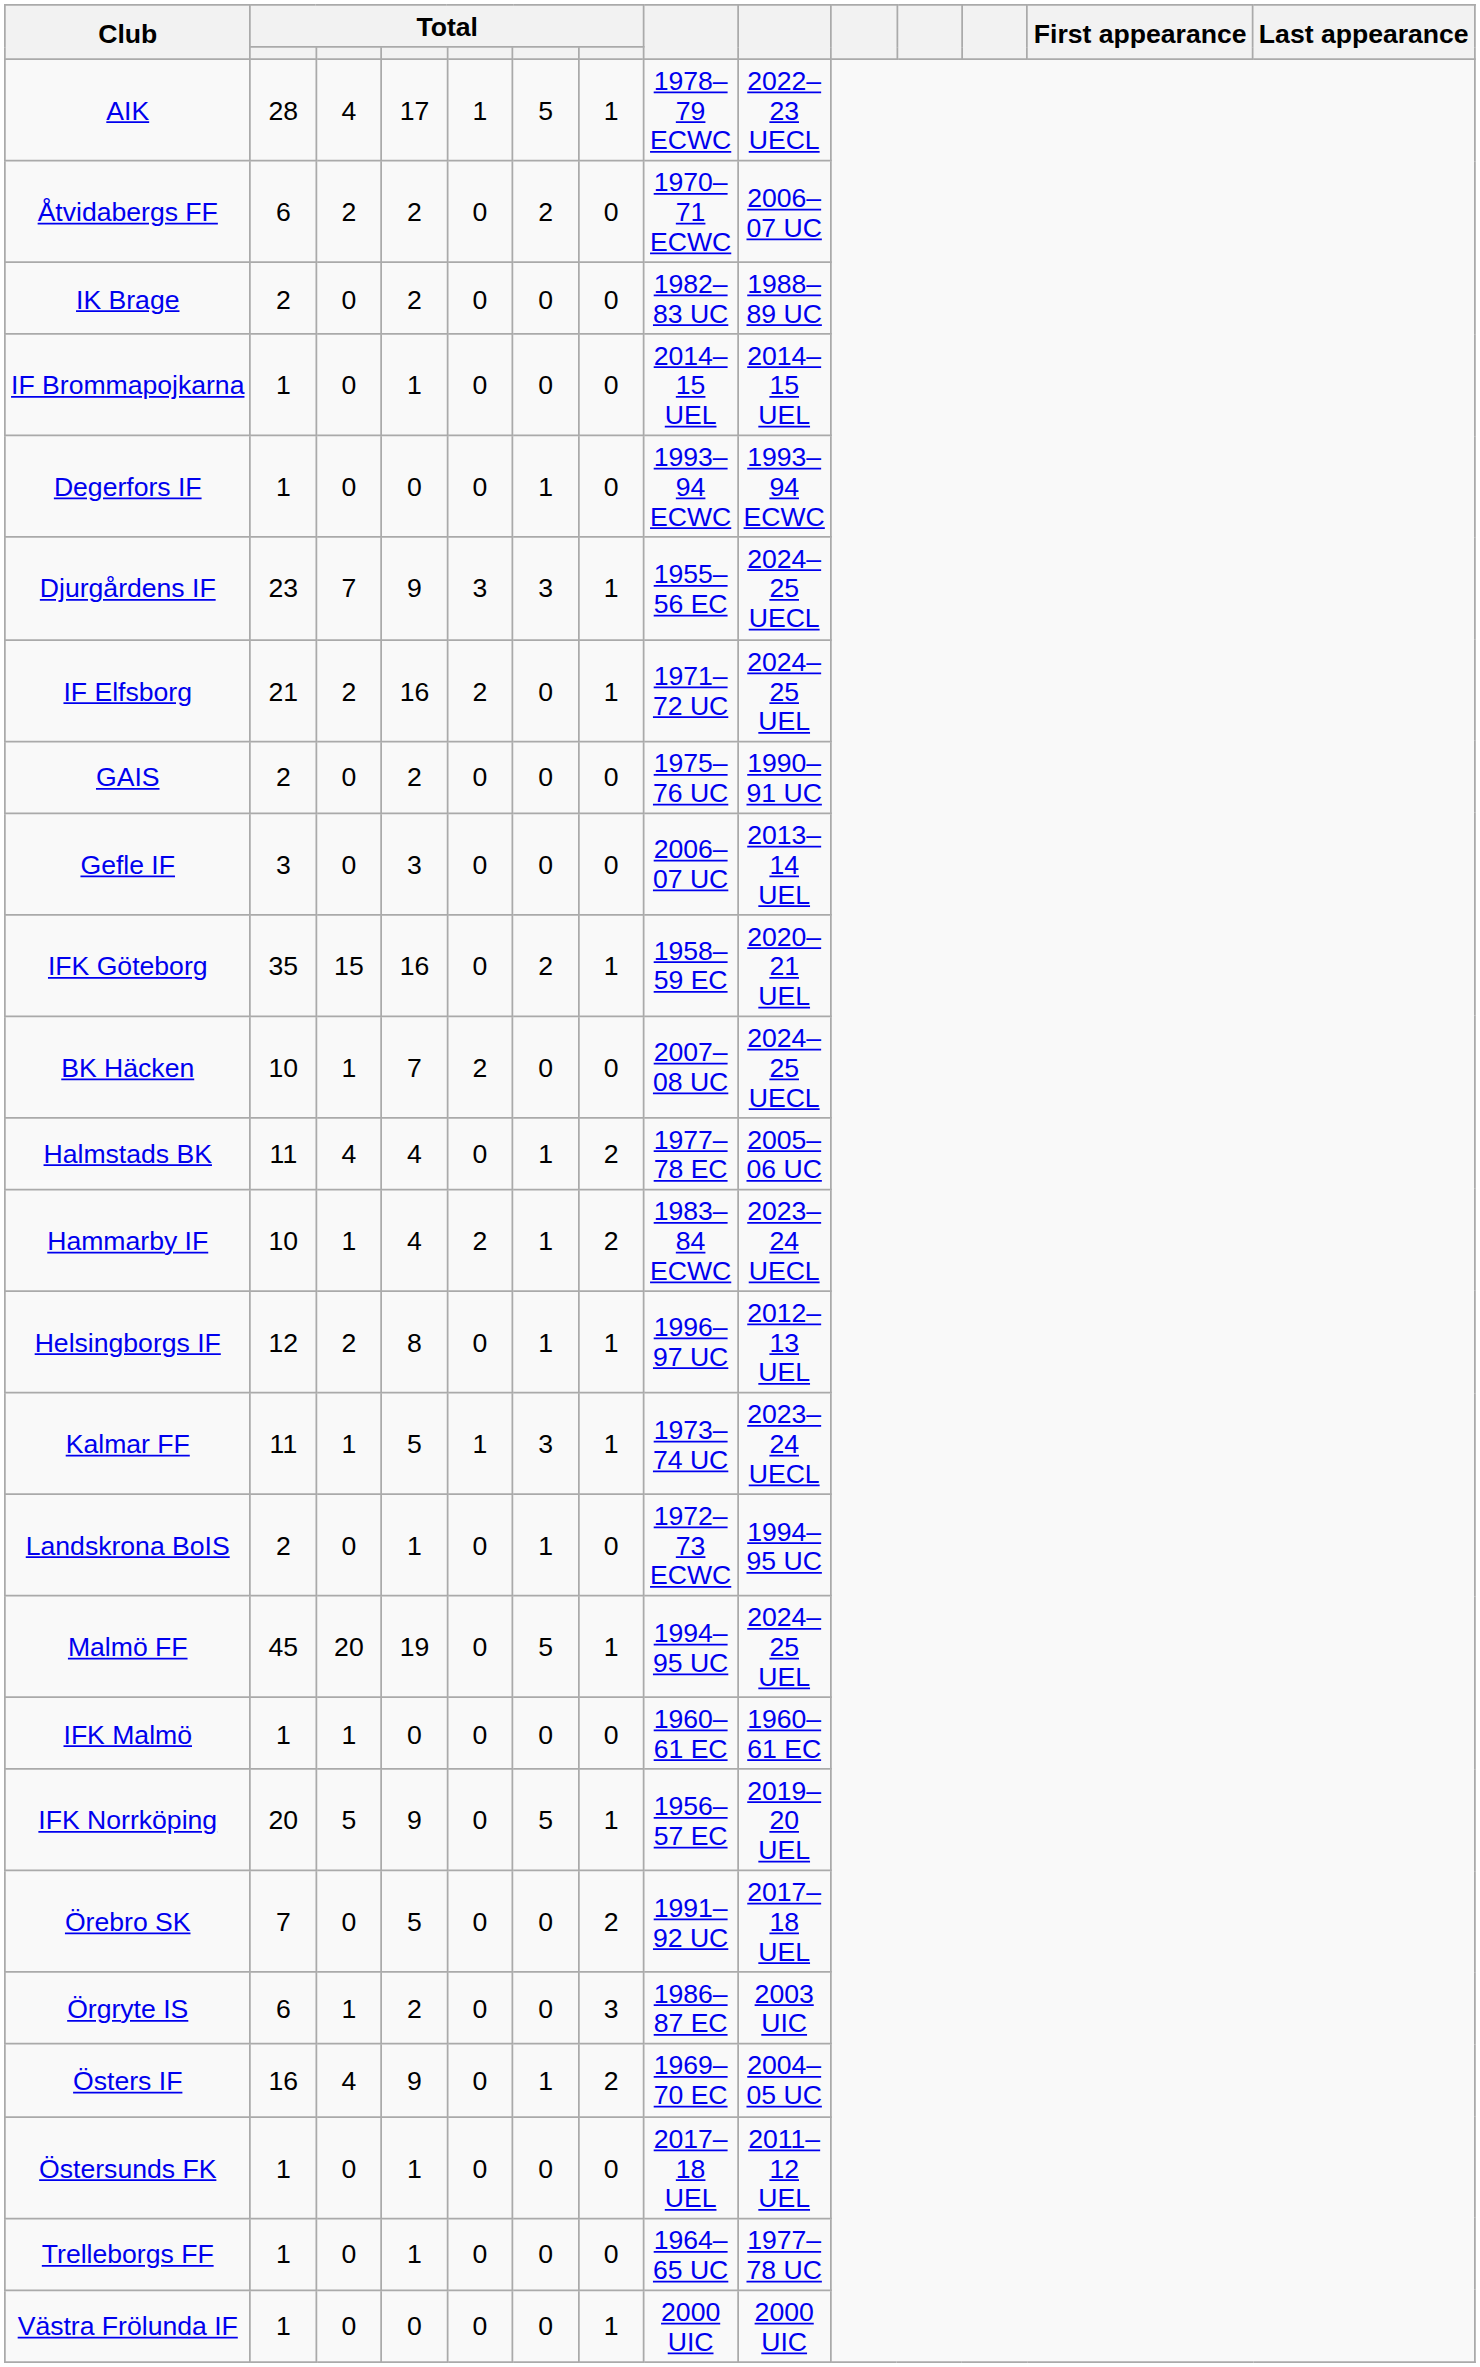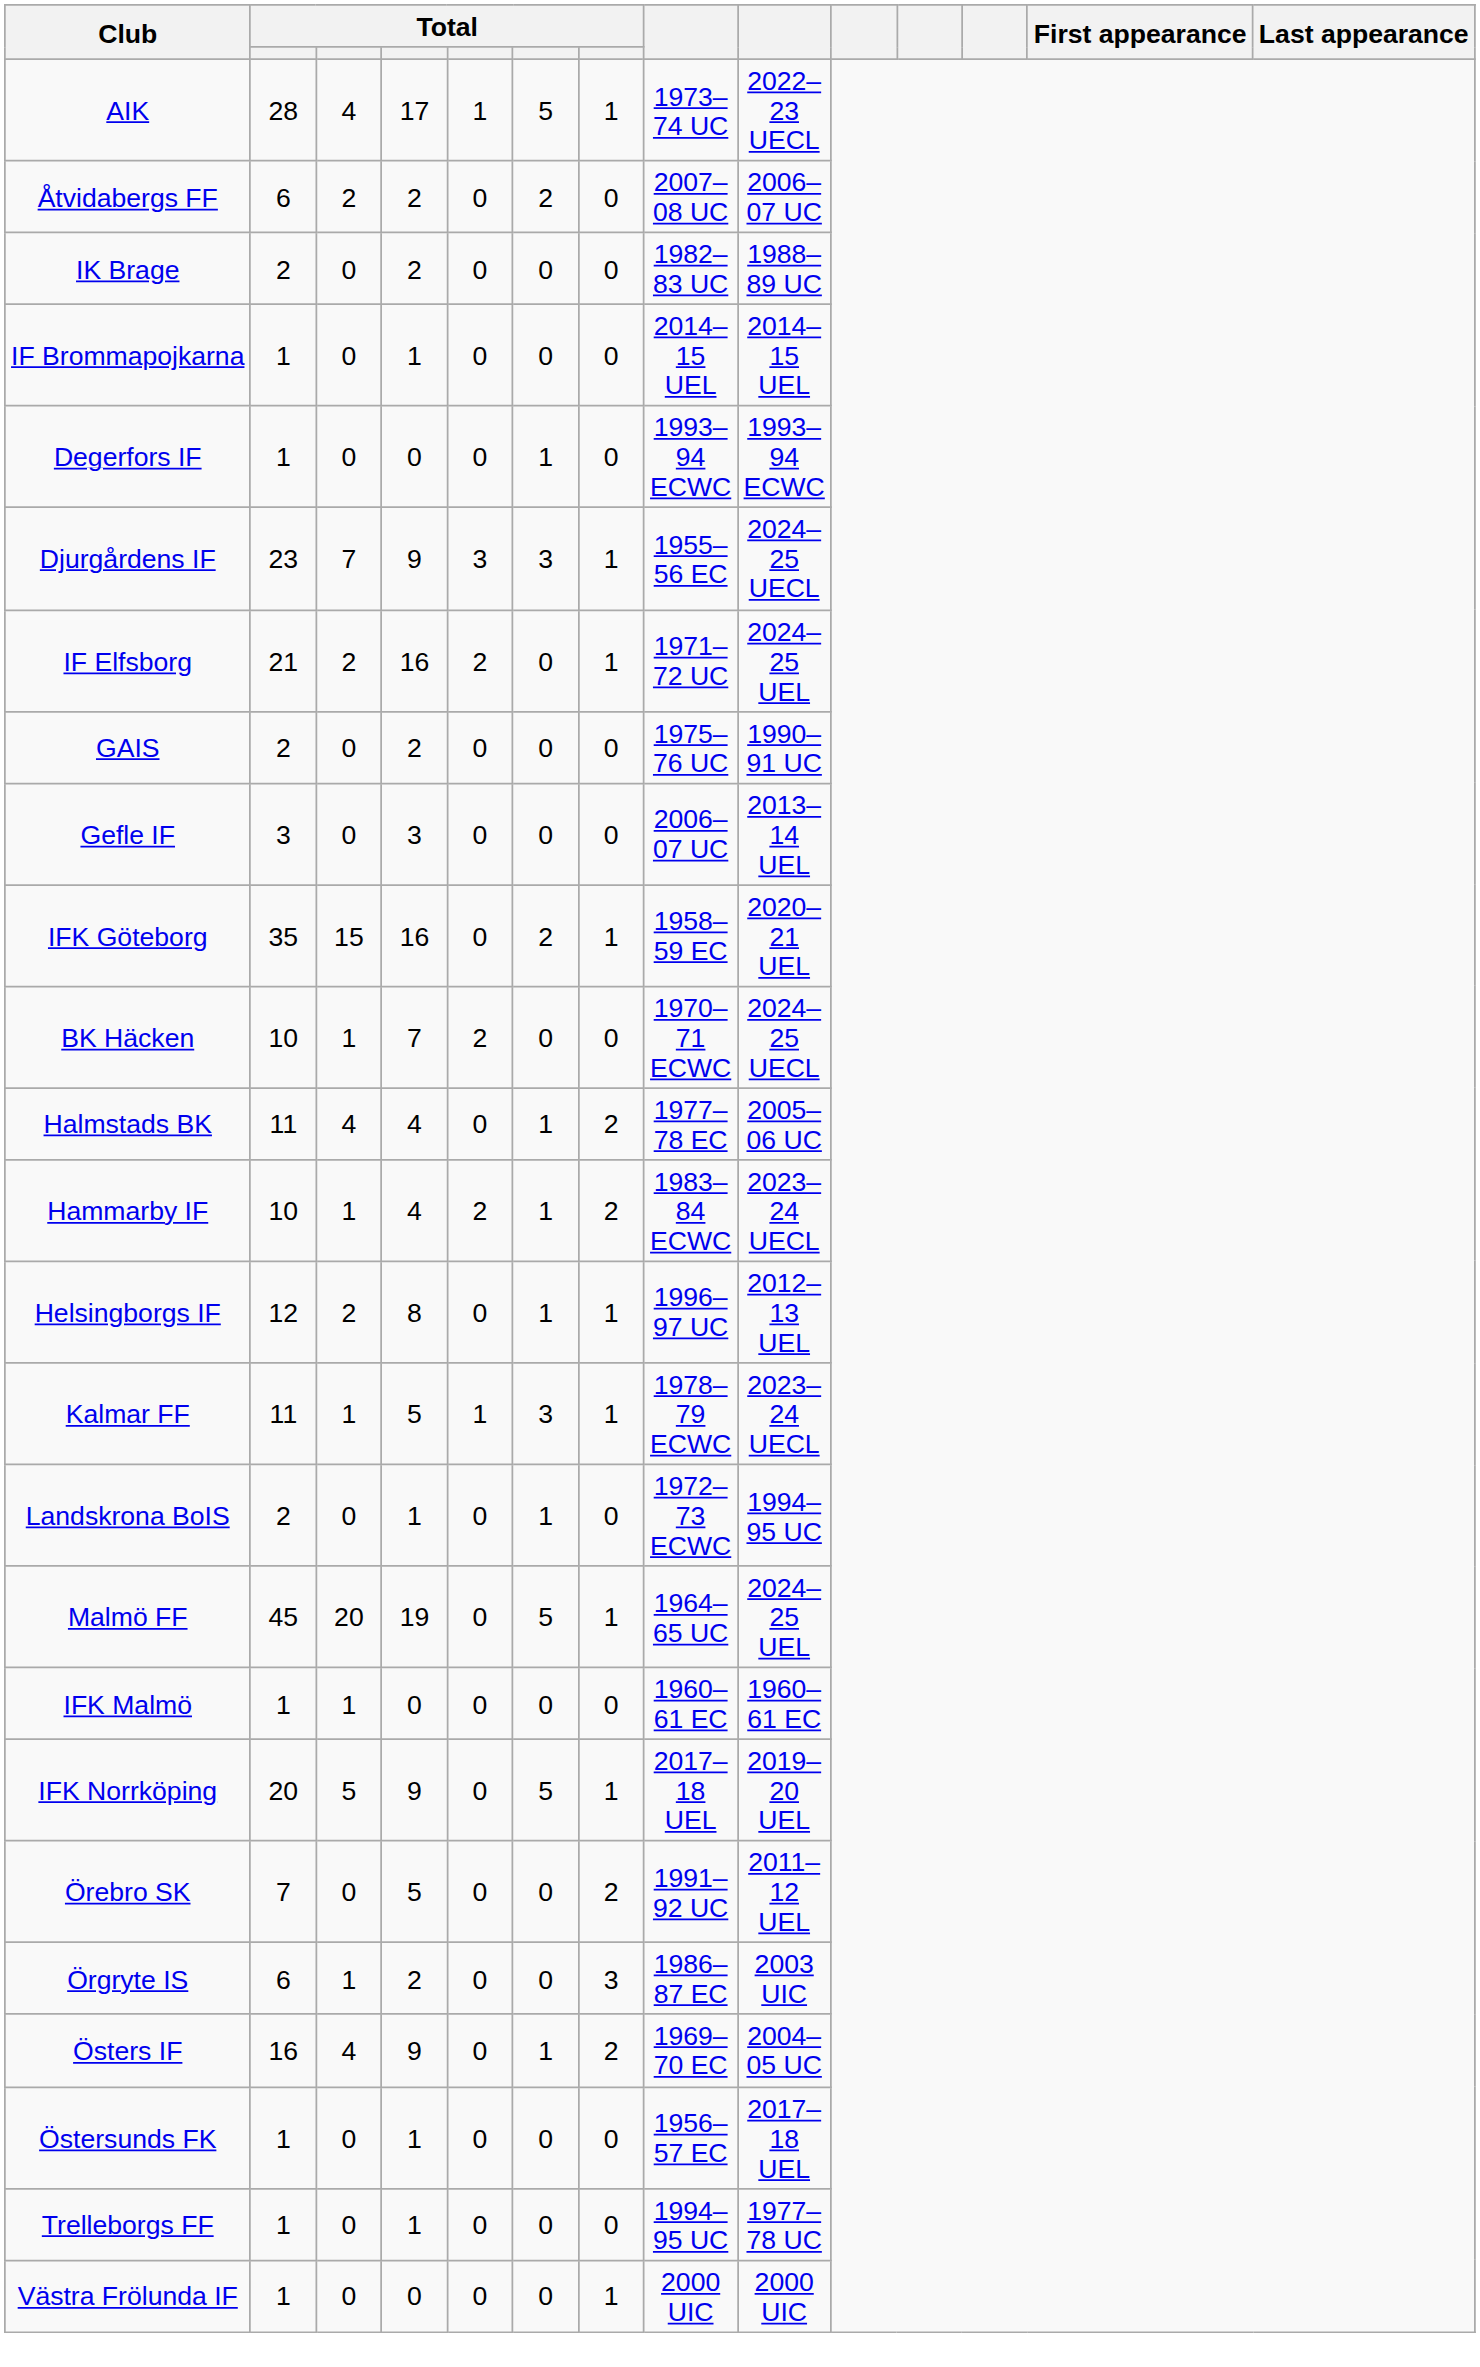(691, 110) 1978–79 ECWC -> (691, 110) 1973–74 UC
(691, 212) 1970–71 ECWC -> (691, 197) 2007–08 UC
(691, 1067) 2007–08 UC -> (691, 1037) 1970–71 ECWC
(691, 1444) 1973–74 UC -> (691, 1414) 1978–79 ECWC
(691, 1647) 1994–95 UC -> (691, 1617) 1964–65 UC
(691, 1820) 1956–57 EC -> (691, 1791) 2017–18 UEL
(784, 1922) 2017–18 UEL -> (784, 1892) 2011–12 UEL
(691, 2167) 2017–18 UEL -> (691, 2137) 1956–57 EC
(784, 2167) 2011–12 UEL -> (784, 2137) 2017–18 UEL
(691, 2254) 1964–65 UC -> (691, 2224) 1994–95 UC
